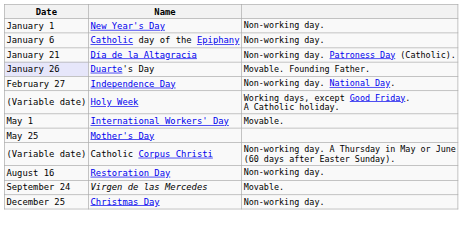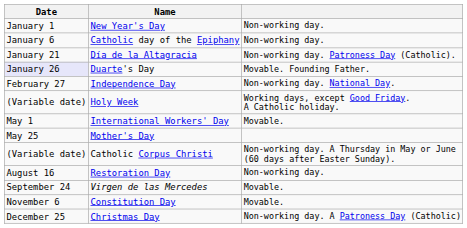+ row: (133, 202)
(284, 202) Non-working day. -> (352, 216) Non-working day. A Patroness Day (Catholic)
